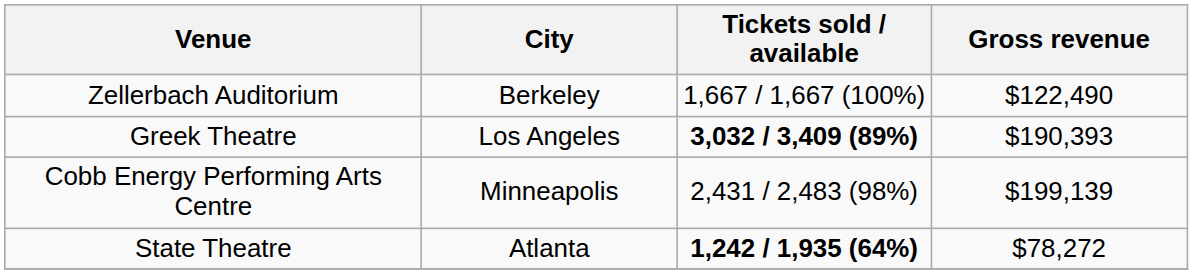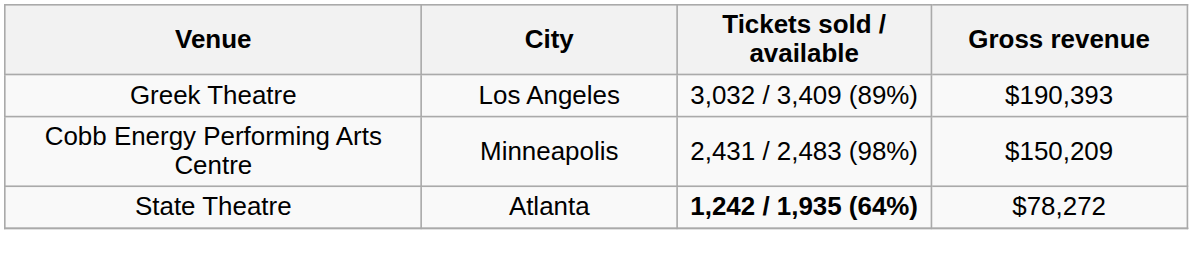- row: (213, 95)
(804, 136) bold -> (804, 95) normal
(1059, 192) $199,139 -> (1059, 151) $150,209
